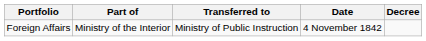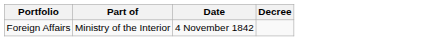- column: (237, 12)
